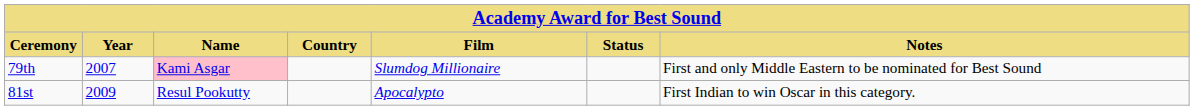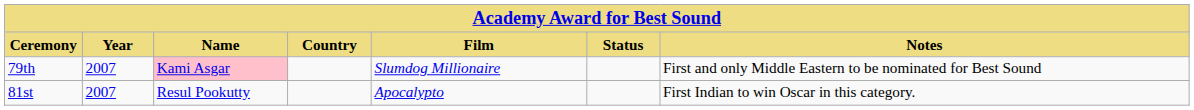(101, 92) 2009 -> (101, 92) 2007
